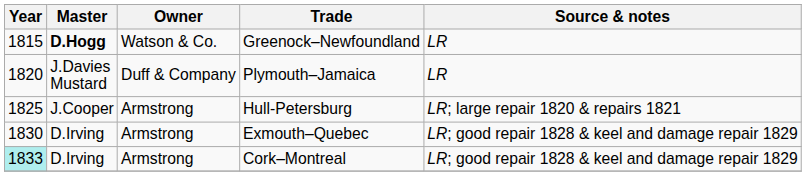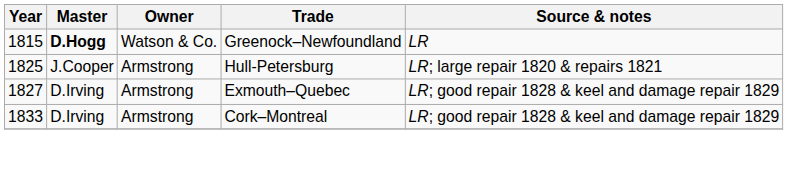- row: (309, 75)
(26, 134) 1830 -> (26, 91) 1827
(26, 158) paleturquoise background -> (26, 116) no background
